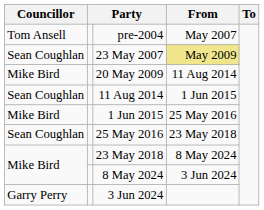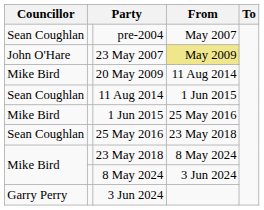(37, 34) Tom Ansell -> (46, 34) Sean Coughlan
(46, 54) Sean Coughlan -> (39, 54) John O'Hare
